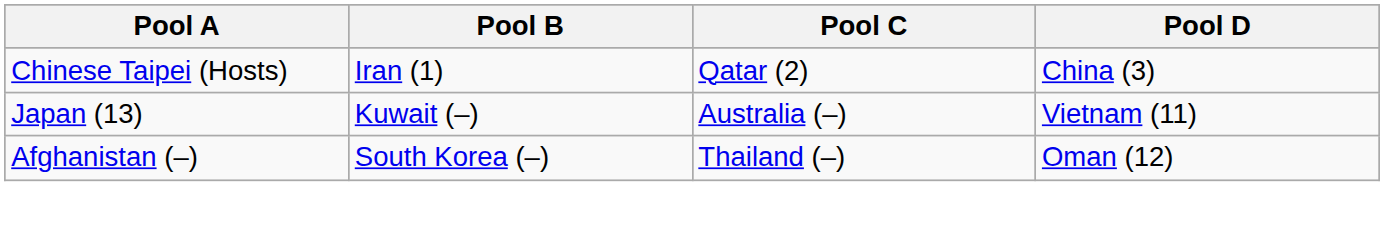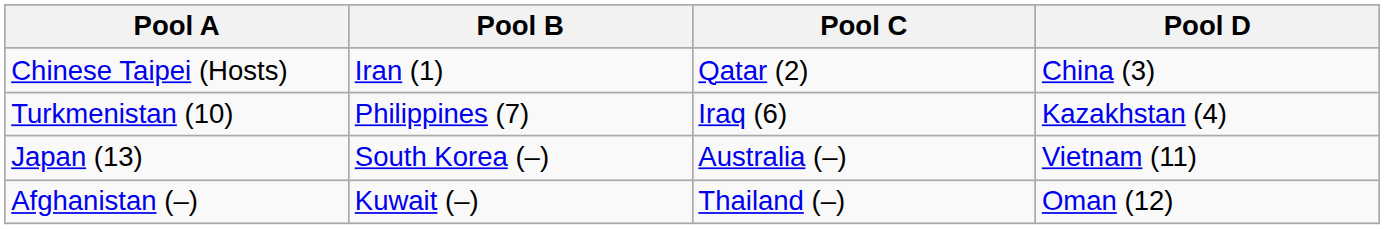+ row: (122, 113)
(417, 113) Kuwait (–) -> (452, 157) South Korea (–)
(452, 157) South Korea (–) -> (417, 200) Kuwait (–)
